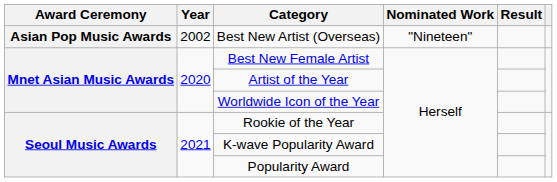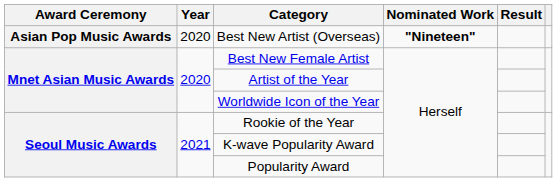(195, 36) 2002 -> (195, 36) 2020
(440, 36) normal -> (440, 36) bold
